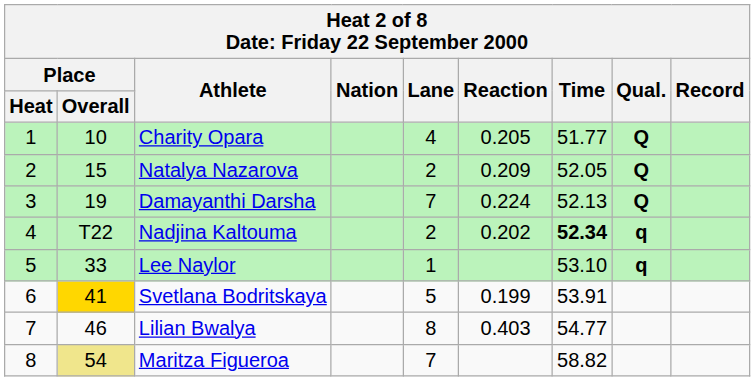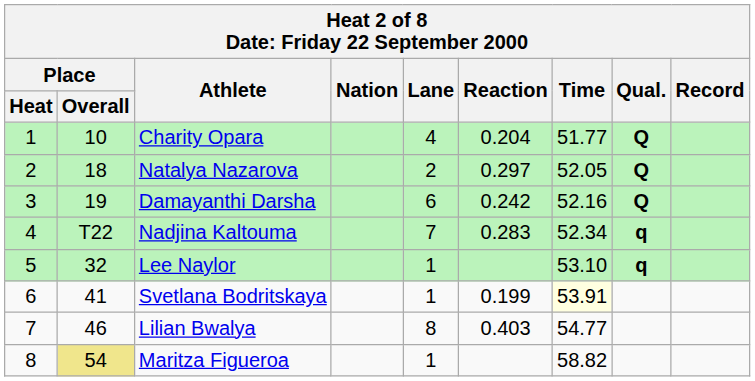(506, 138) 0.205 -> (506, 138) 0.204
(96, 169) 15 -> (96, 169) 18
(506, 169) 0.209 -> (506, 169) 0.297
(431, 201) 7 -> (431, 201) 6
(506, 201) 0.224 -> (506, 201) 0.242
(582, 201) 52.13 -> (582, 201) 52.16
(431, 233) 2 -> (431, 233) 7
(506, 233) 0.202 -> (506, 233) 0.283
(582, 233) bold -> (582, 233) normal
(96, 264) 33 -> (96, 264) 32
(96, 296) gold background -> (96, 296) no background
(431, 296) 5 -> (431, 296) 1
(582, 296) no background -> (582, 296) lightyellow background
(431, 360) 7 -> (431, 360) 1
